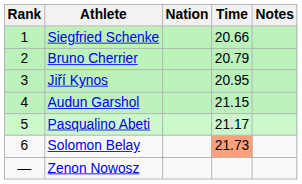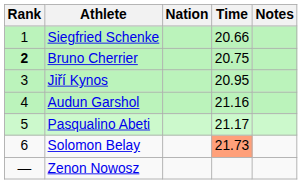(24, 59) normal -> (24, 59) bold
(232, 59) 20.79 -> (232, 59) 20.75
(232, 102) 21.15 -> (232, 102) 21.16
